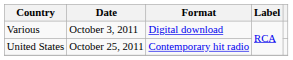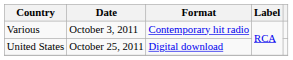(186, 30) Digital download -> (199, 30) Contemporary hit radio
(199, 47) Contemporary hit radio -> (186, 47) Digital download
